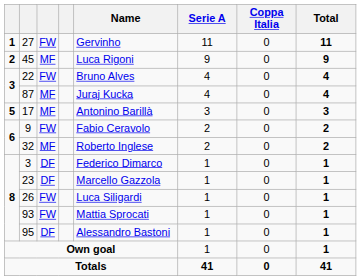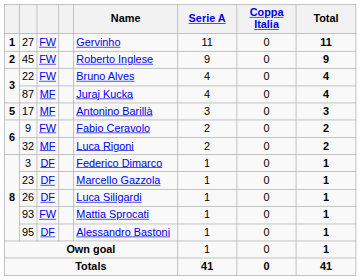(48, 59) MF -> (48, 59) FW
(105, 59) Luca Rigoni -> (115, 59) Roberto Inglese
(115, 146) Roberto Inglese -> (105, 146) Luca Rigoni
(48, 197) FW -> (48, 197) DF
